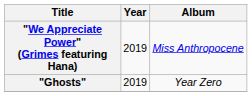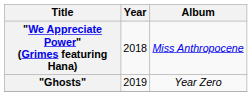(135, 48) 2019 -> (135, 48) 2018
